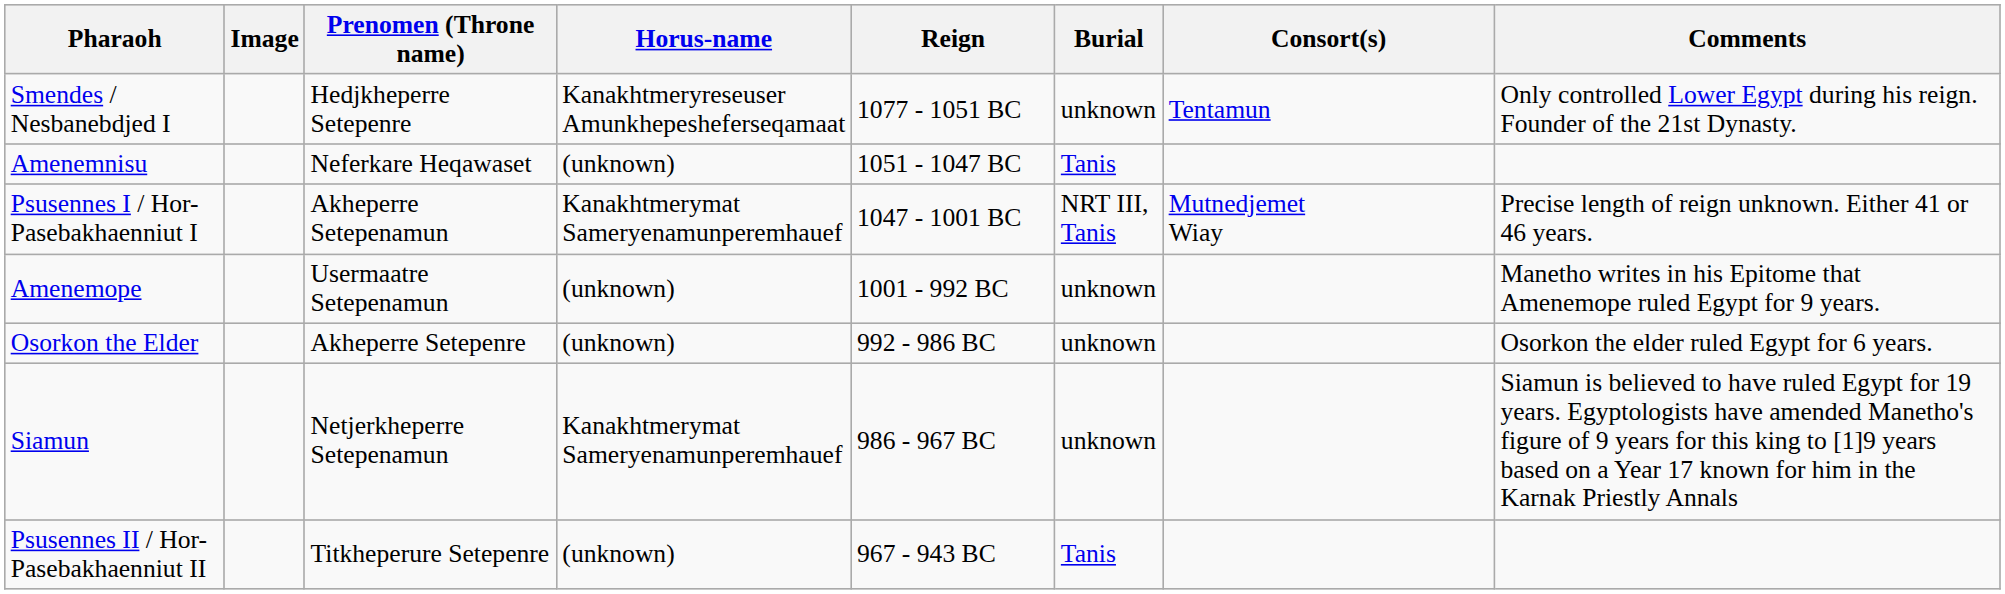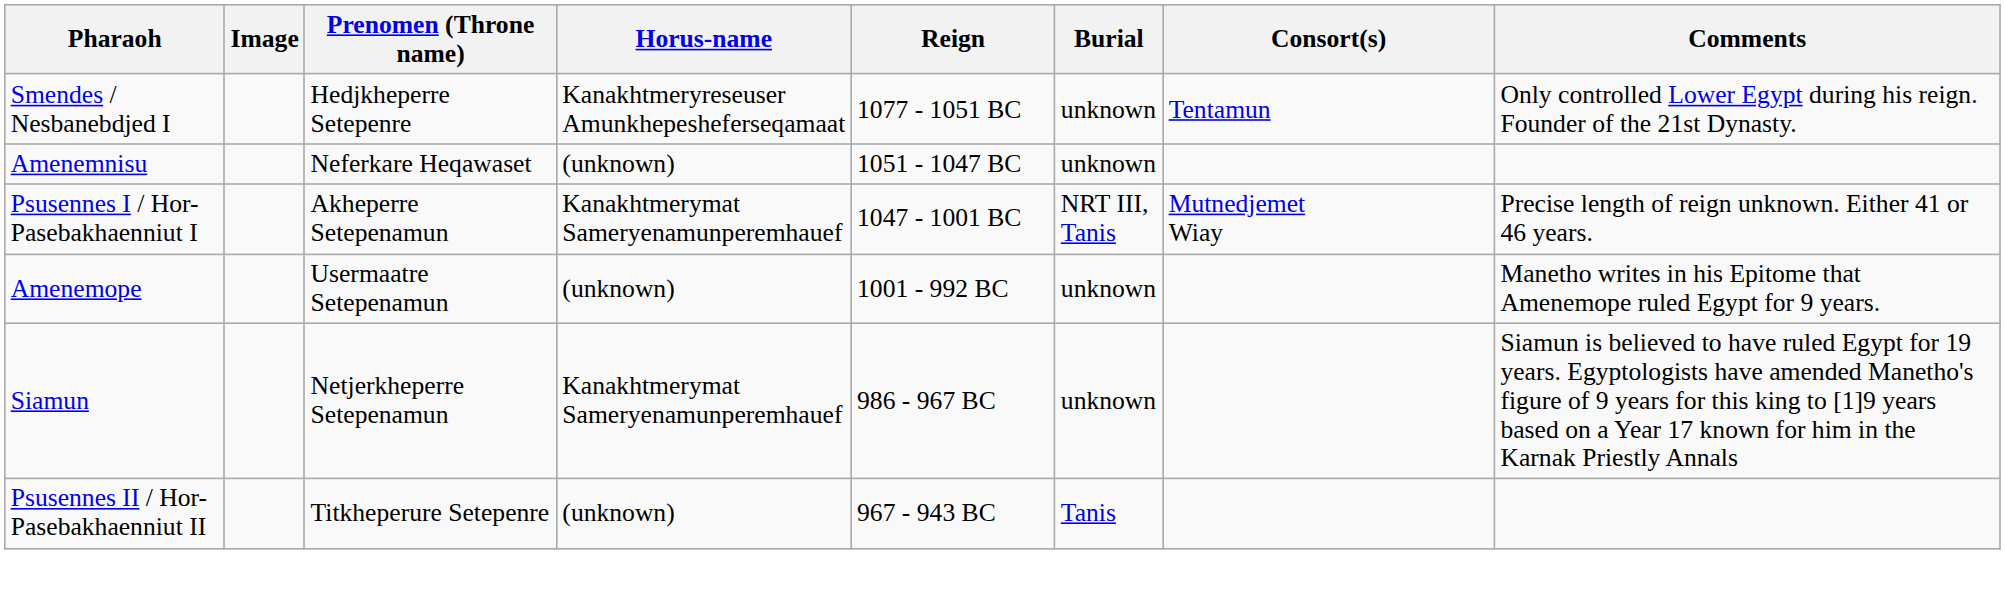(1088, 163) Tanis -> (1108, 163) unknown
- row: (105, 342)
